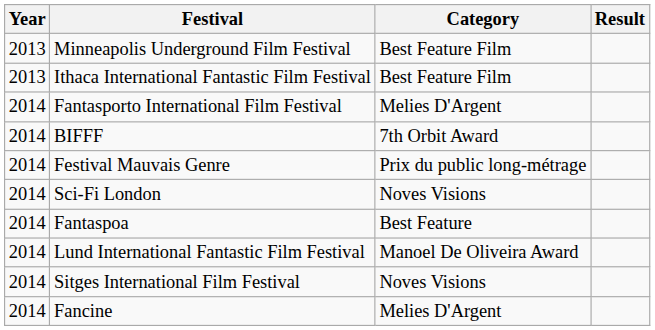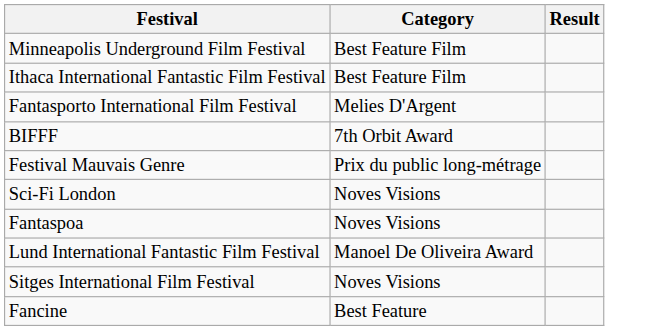- column: (27, 19)
(426, 223) Best Feature -> (387, 223) Noves Visions
(440, 310) Melies D'Argent -> (380, 310) Best Feature
